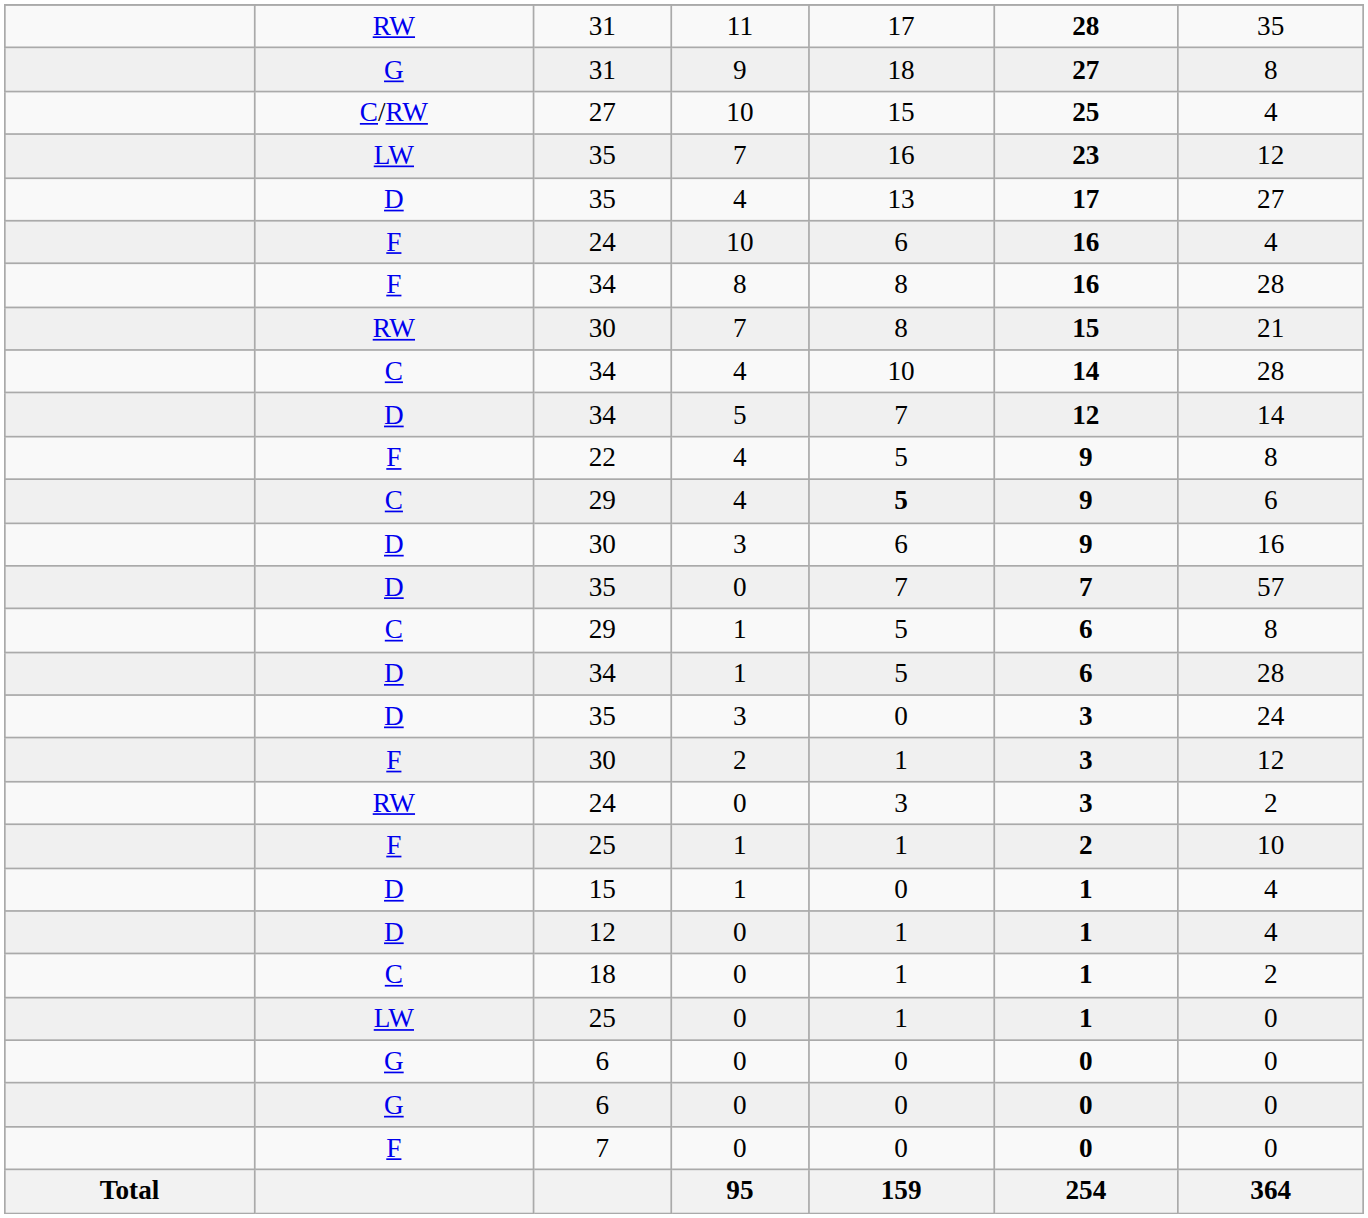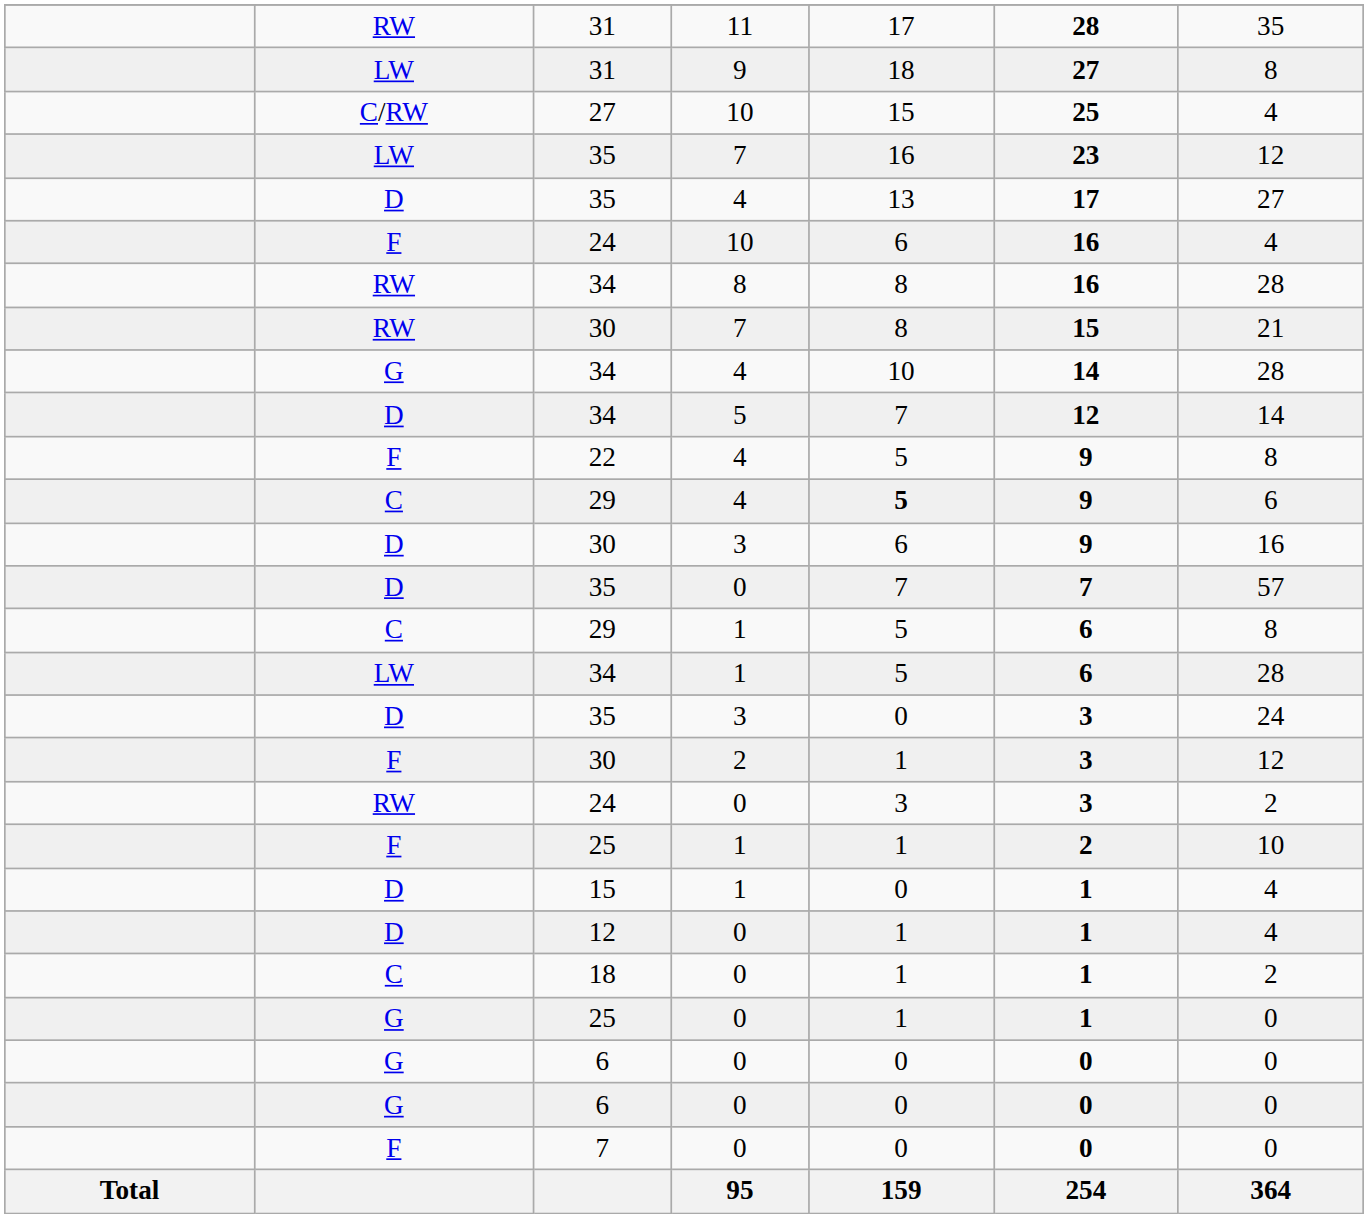(394, 69) G -> (394, 69) LW
(394, 284) F -> (394, 284) RW
(394, 371) C -> (394, 371) G
(394, 673) D -> (394, 673) LW
(394, 1018) LW -> (394, 1018) G
